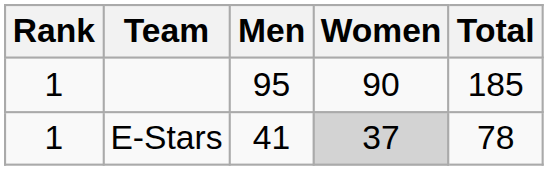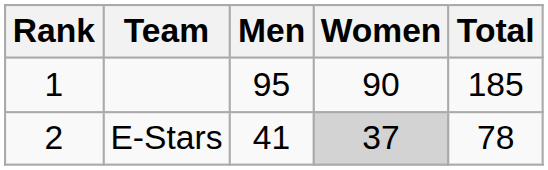(54, 137) 1 -> (54, 137) 2
